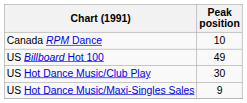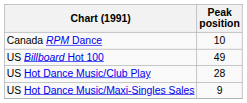(220, 73) 30 -> (220, 73) 28
